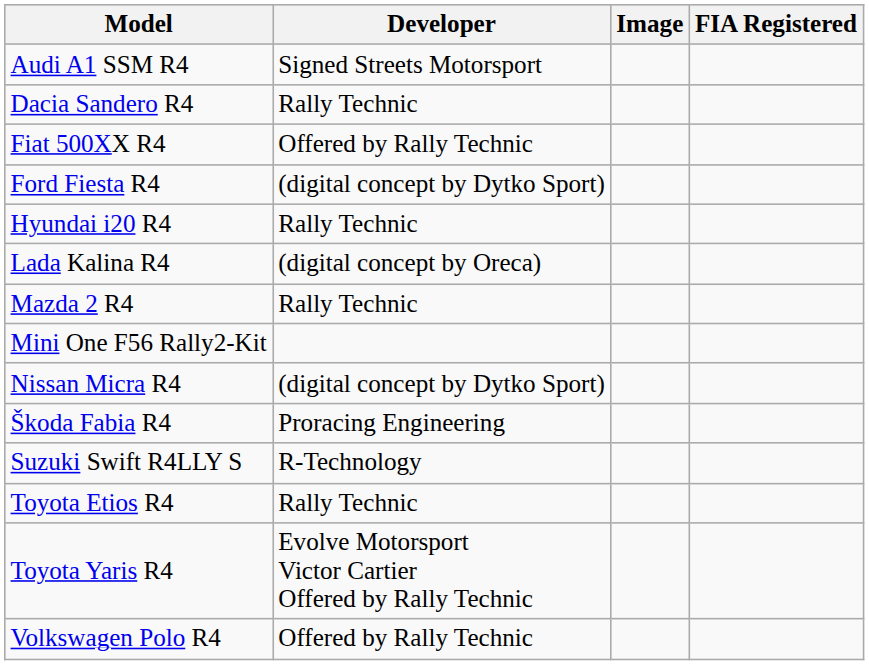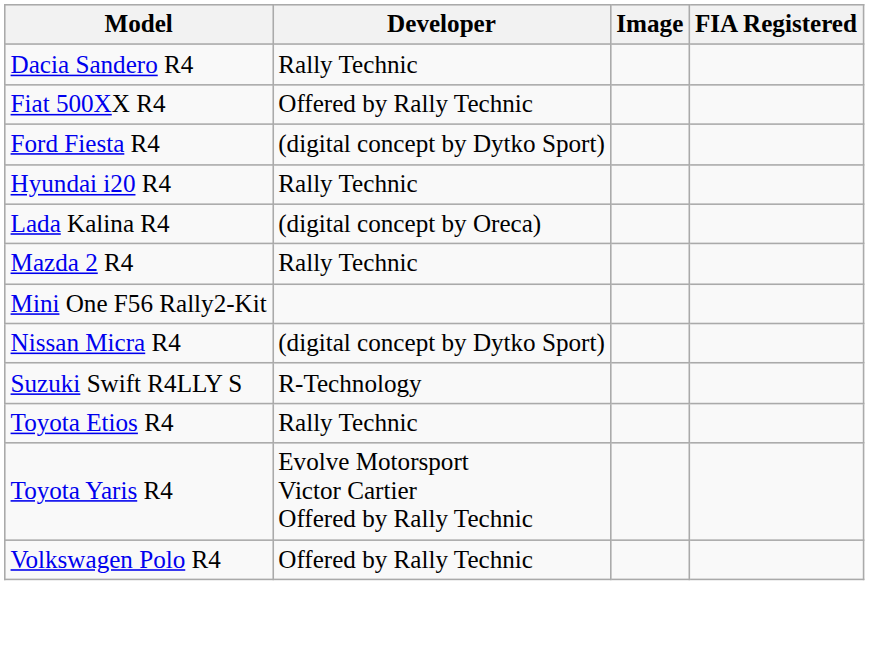- row: (100, 64)
- row: (91, 422)
